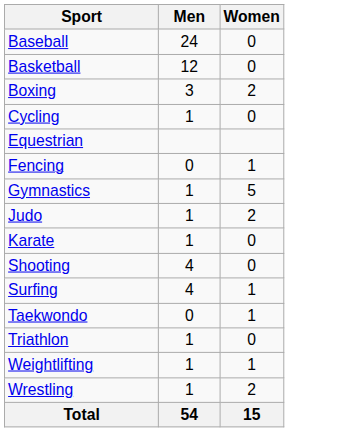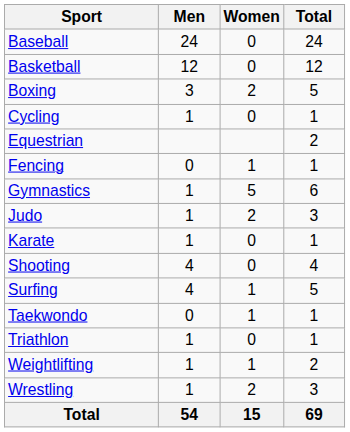+ column: (314, 16)
